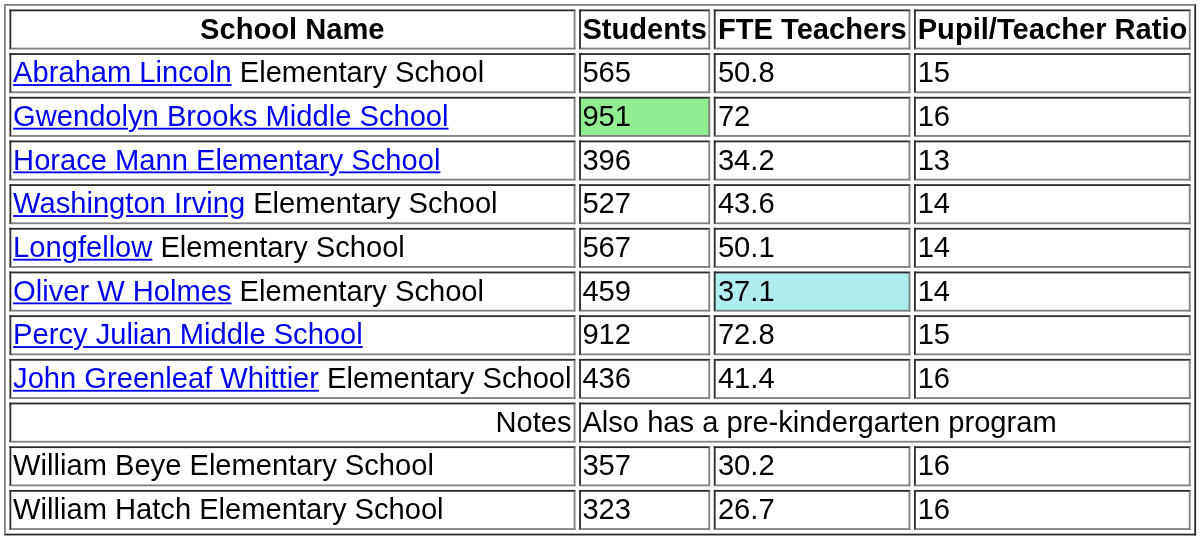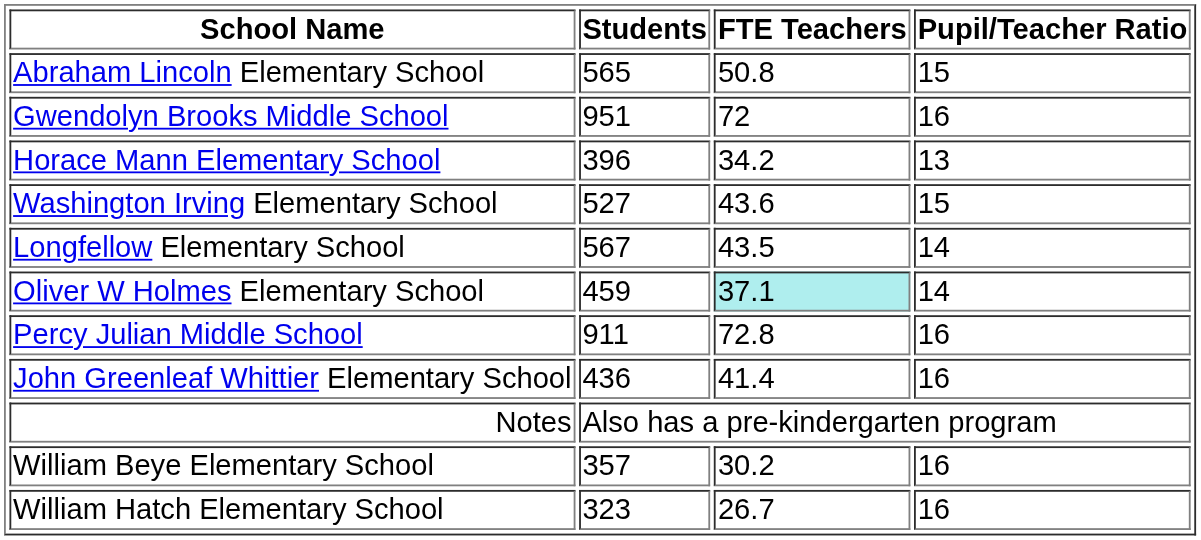(607, 116) lightgreen background -> (607, 116) no background
(934, 203) 14 -> (934, 203) 15
(746, 247) 50.1 -> (746, 247) 43.5
(607, 334) 912 -> (606, 334) 911
(934, 334) 15 -> (934, 334) 16
